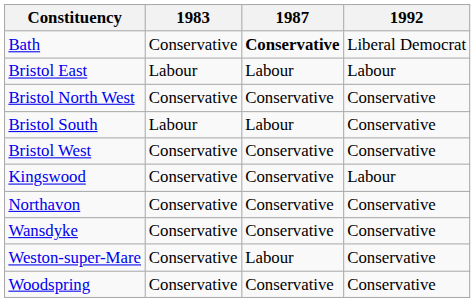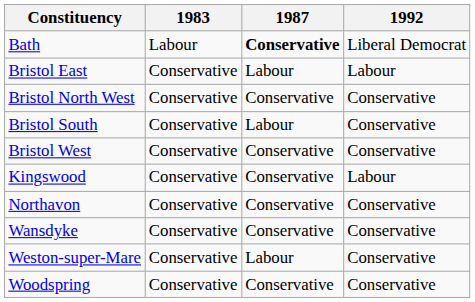(193, 44) Conservative -> (173, 44) Labour
(173, 71) Labour -> (193, 71) Conservative
(173, 124) Labour -> (193, 124) Conservative
